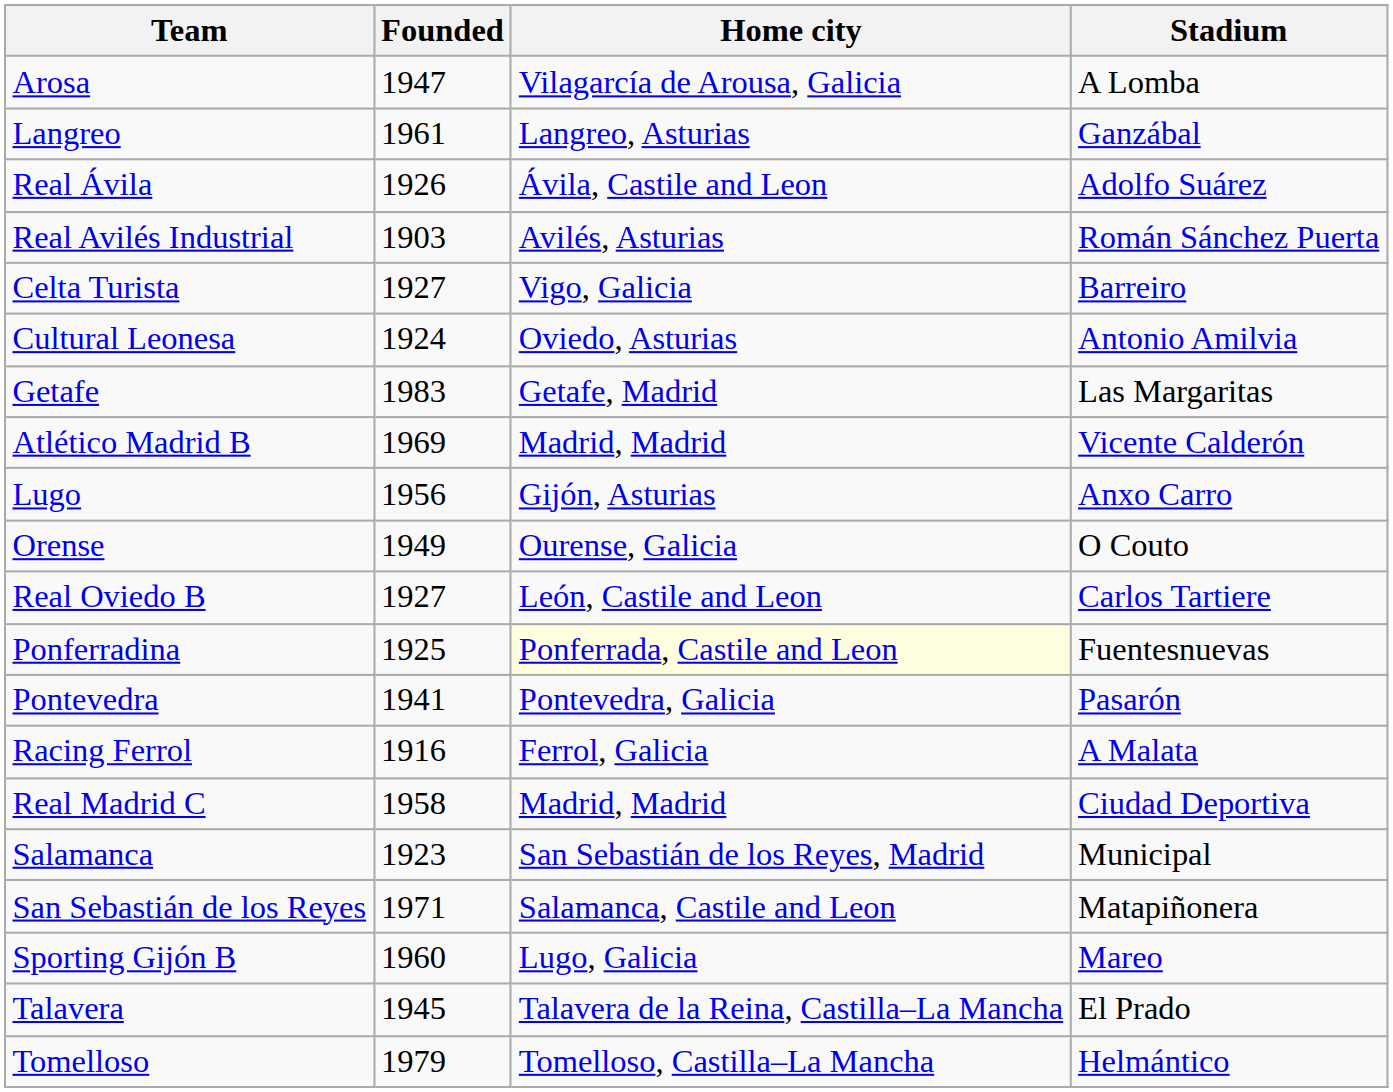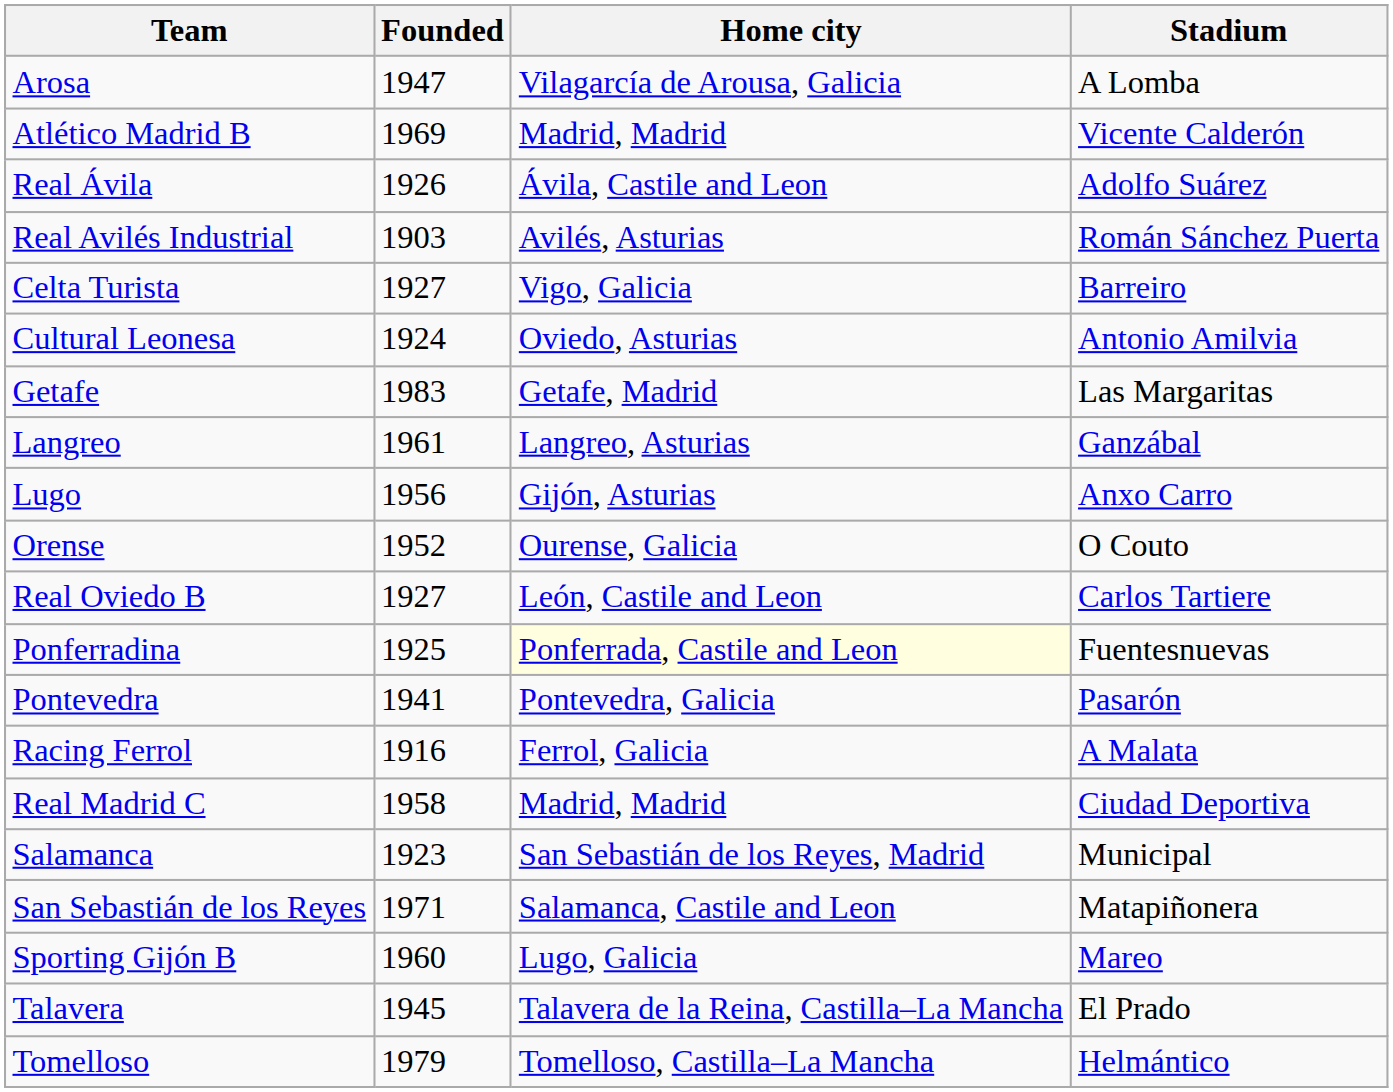rows swapped: (132, 442) <-> (67, 133)
(414, 545) 1949 -> (414, 545) 1952
